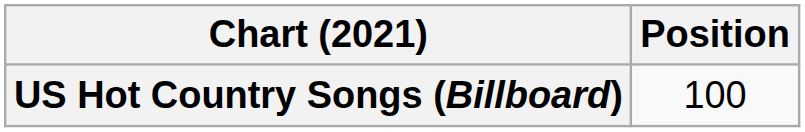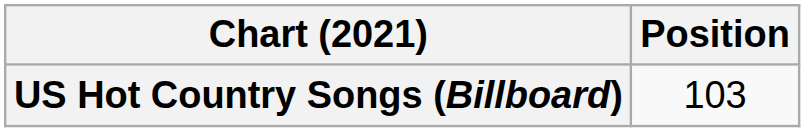(715, 94) 100 -> (715, 94) 103
